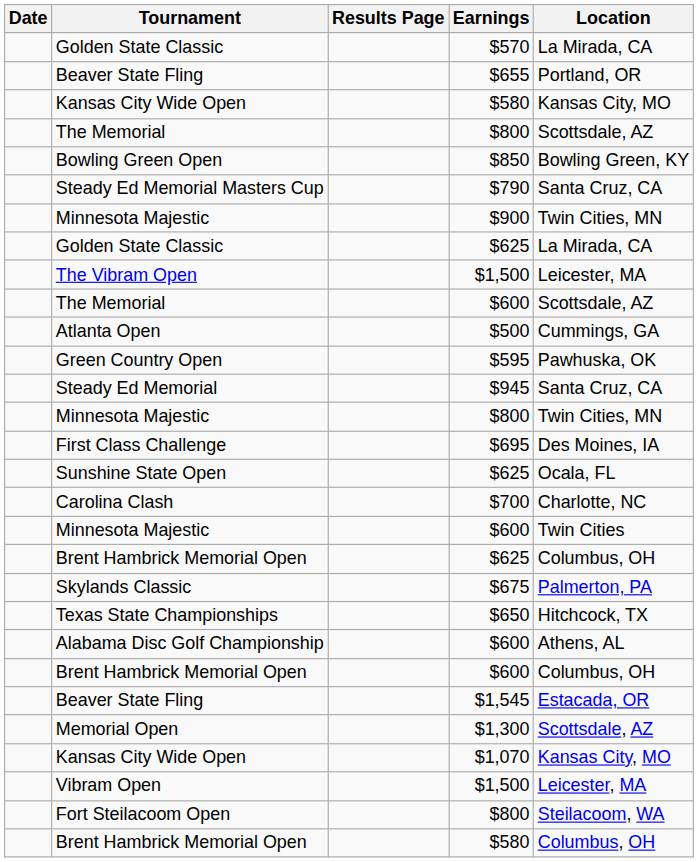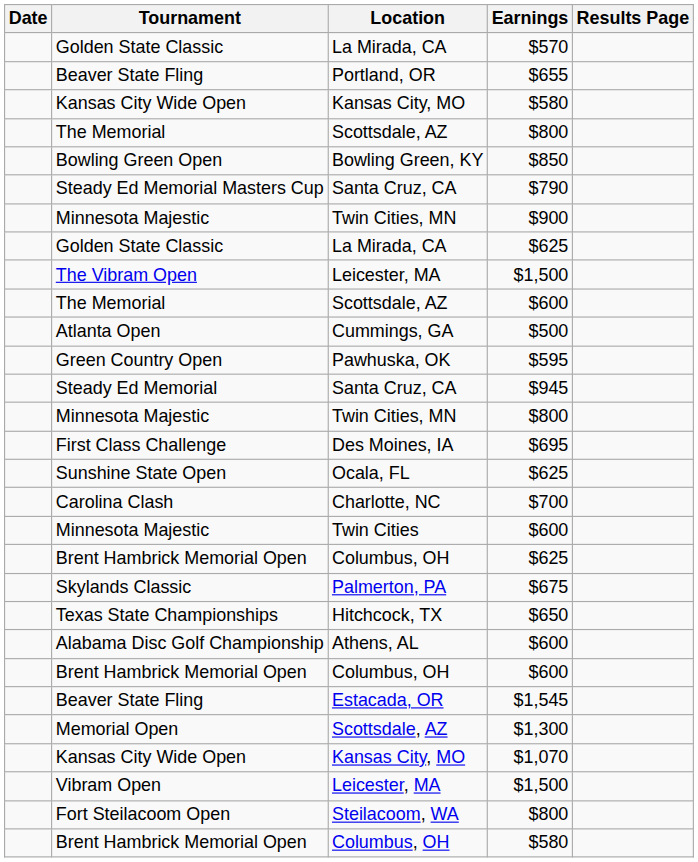columns swapped: (613, 18) <-> (388, 18)
